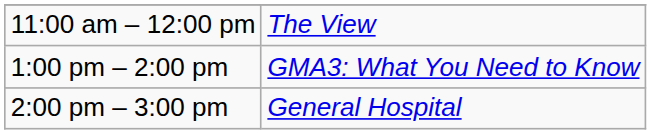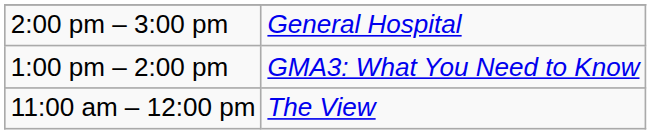rows swapped: (133, 25) <-> (120, 107)
